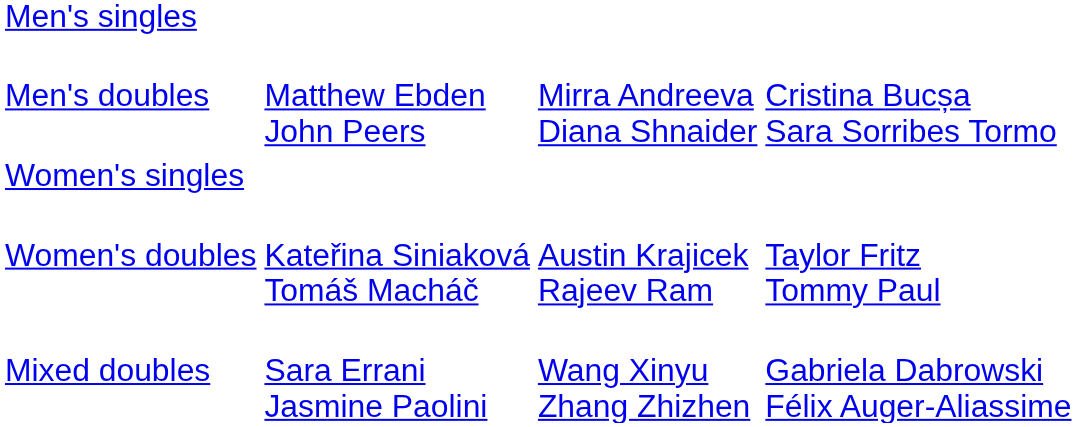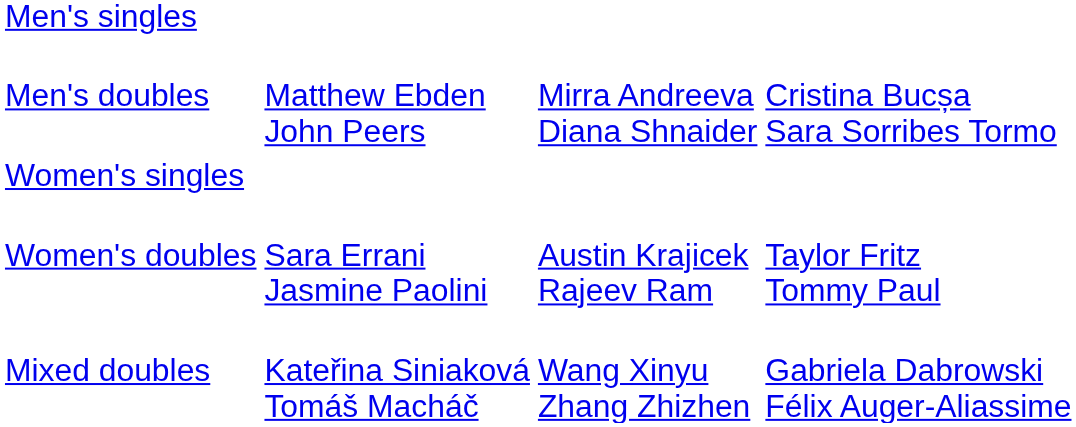(397, 273) Kateřina Siniaková Tomáš Macháč -> (376, 273) Sara Errani Jasmine Paolini
(376, 388) Sara Errani Jasmine Paolini -> (397, 388) Kateřina Siniaková Tomáš Macháč
